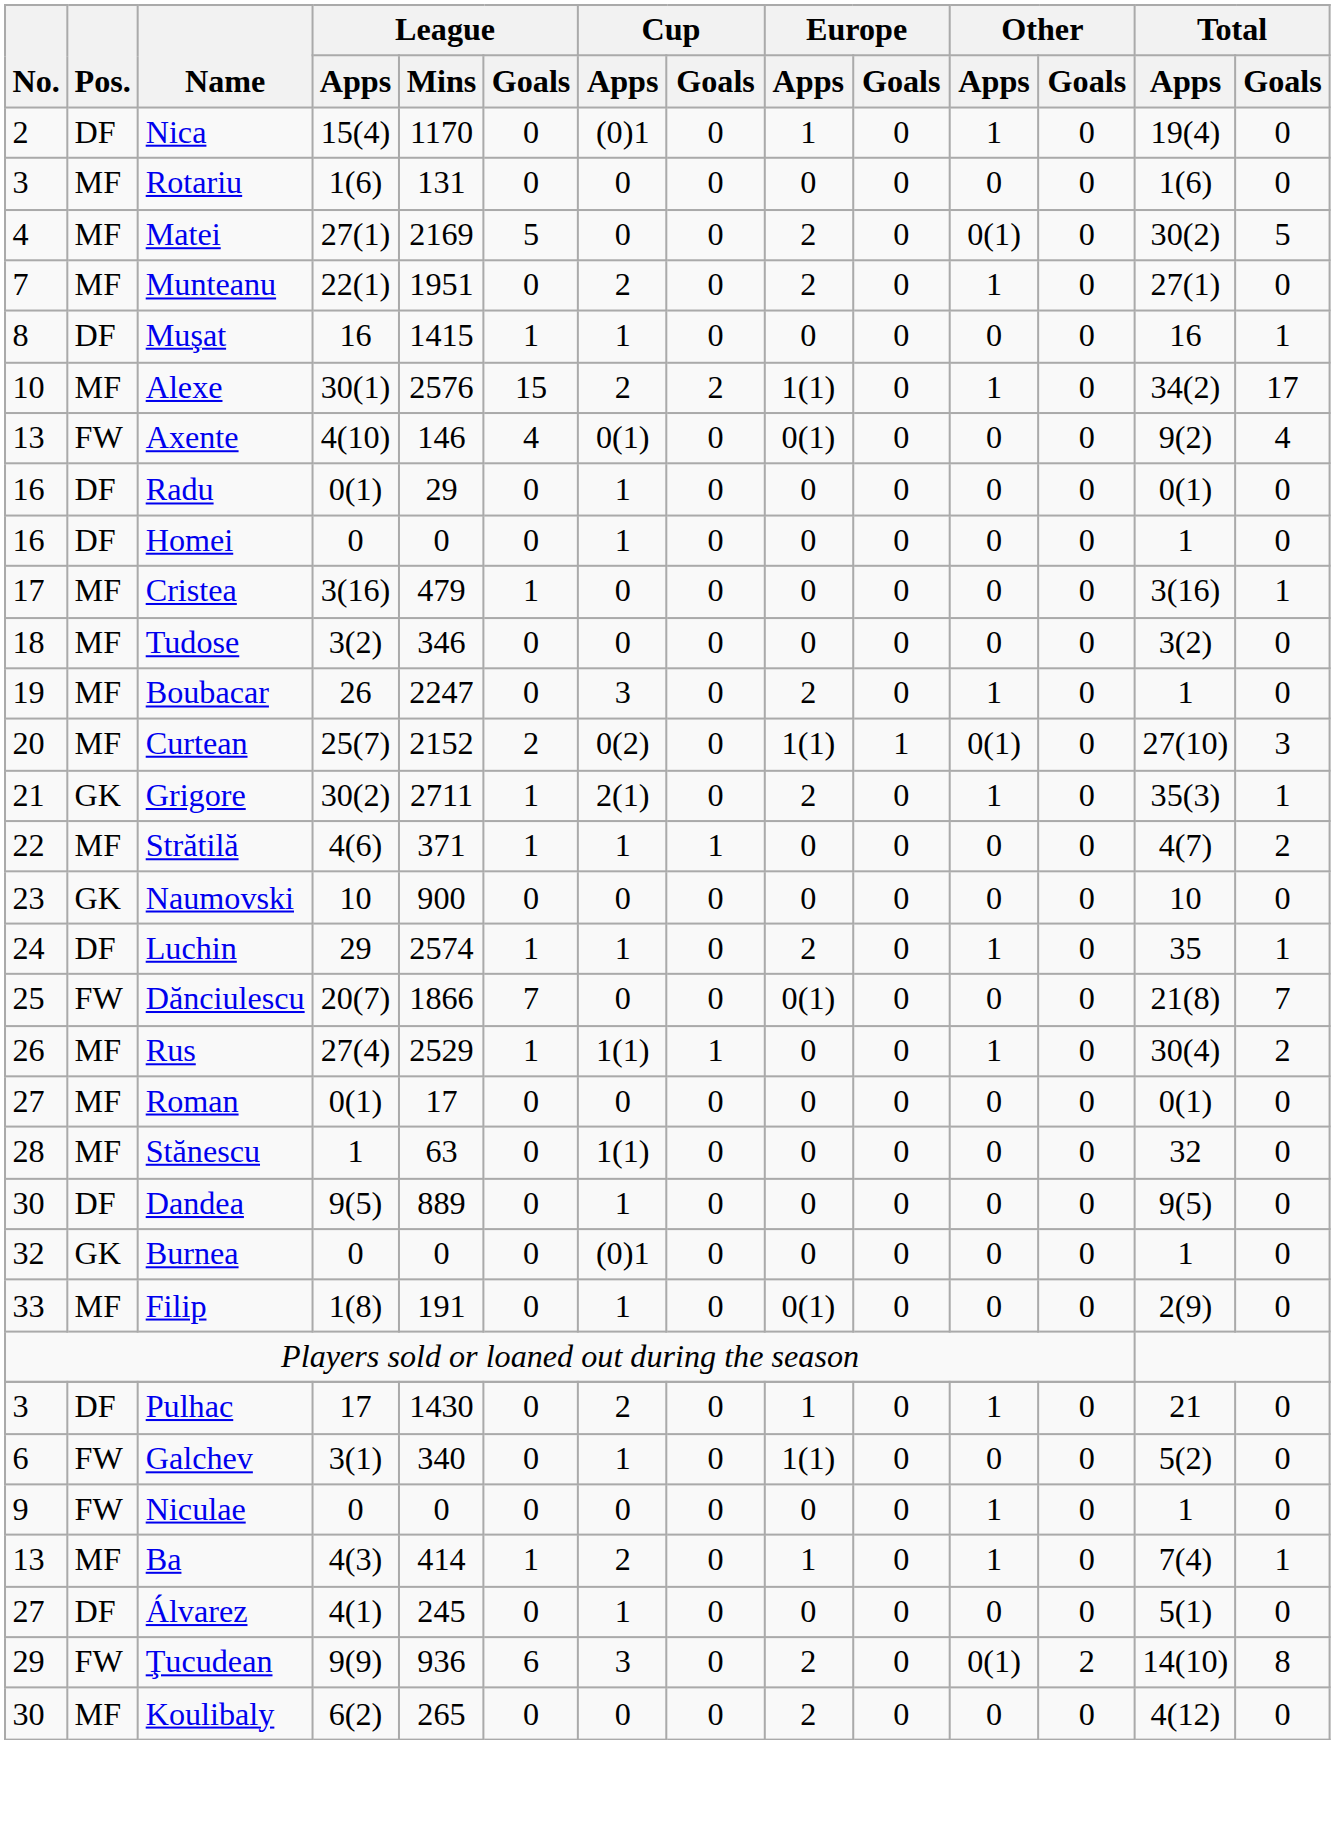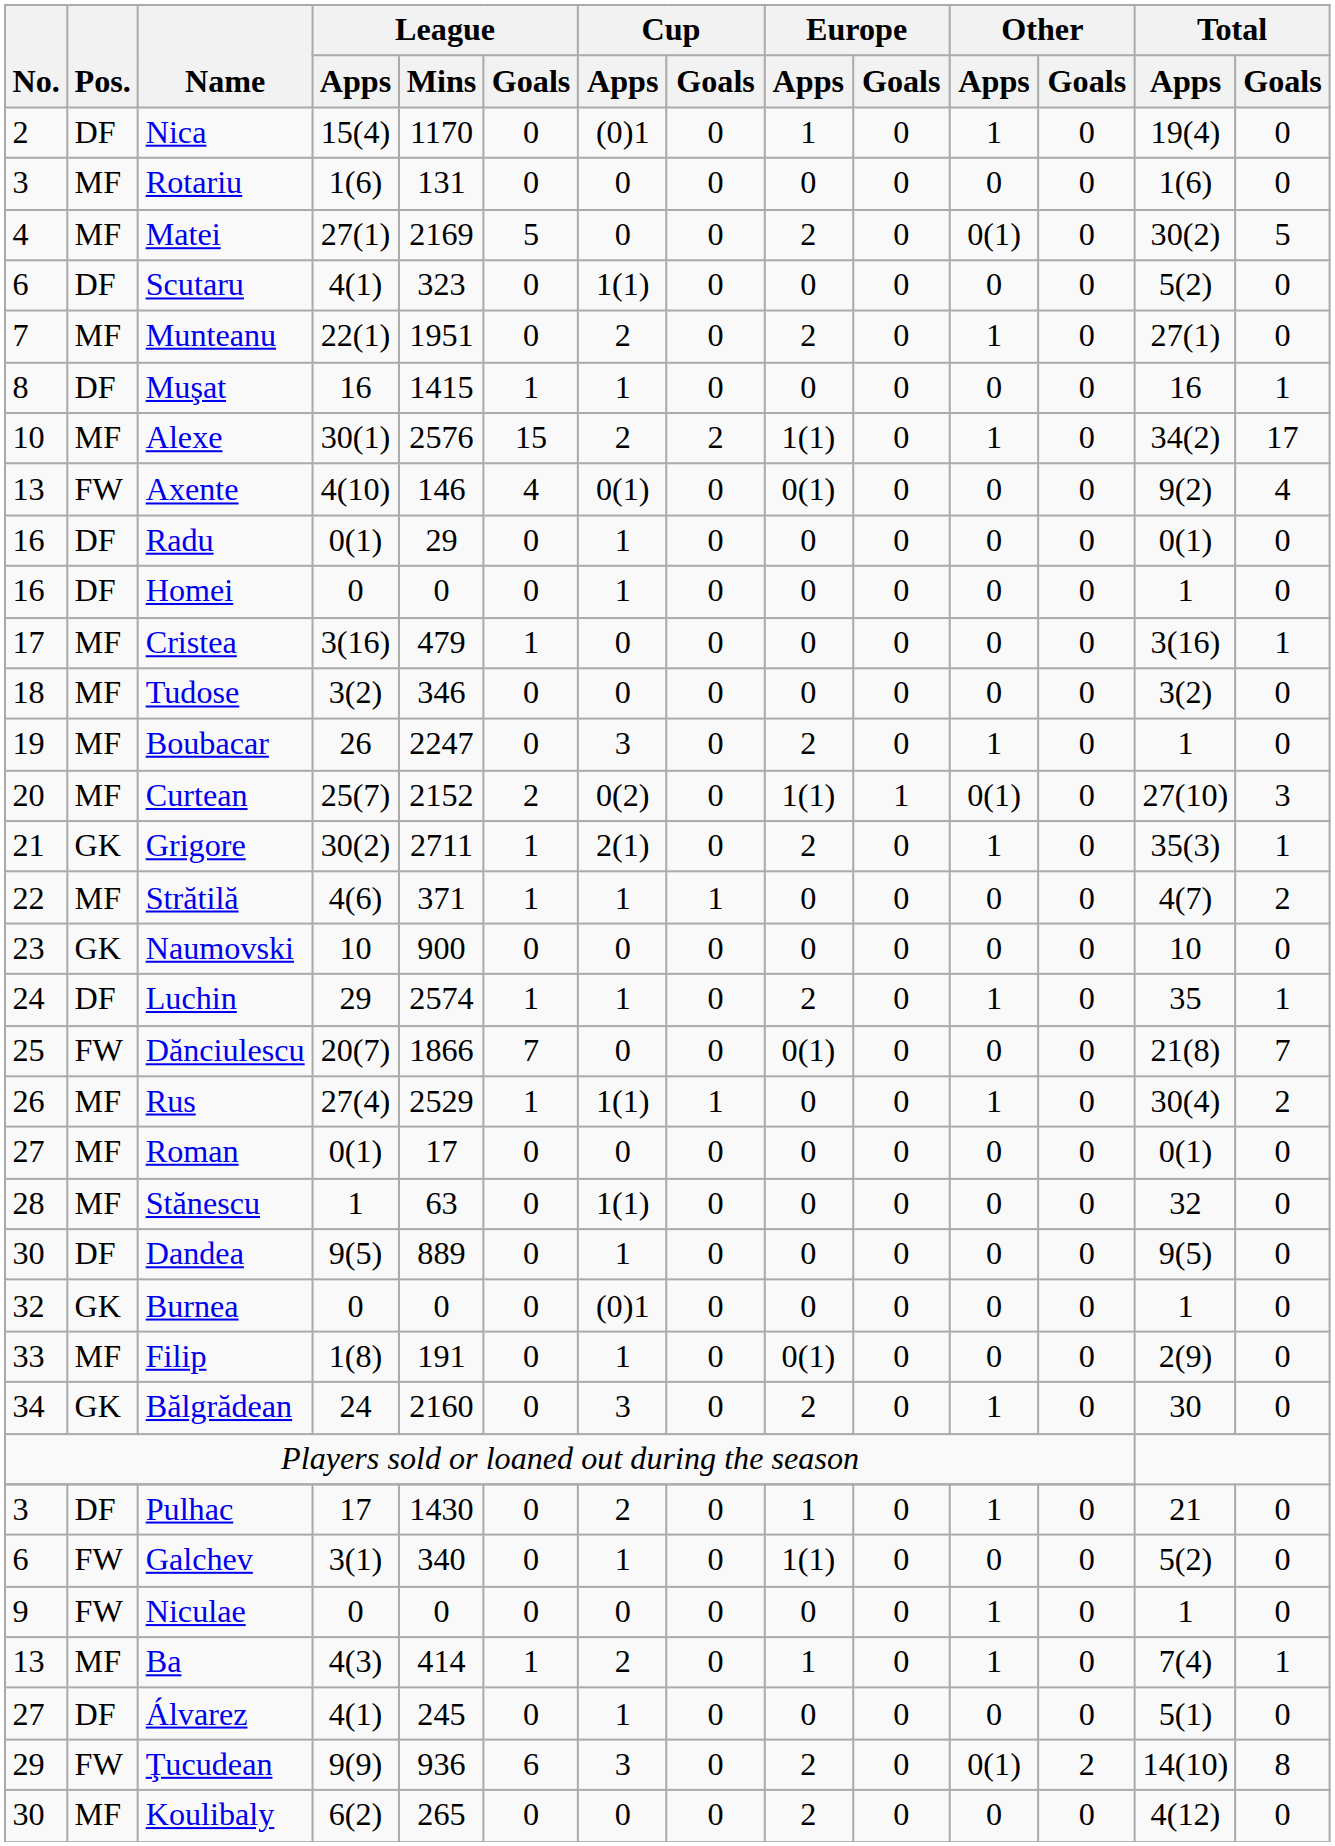+ row: (195, 285)
+ row: (219, 1407)
